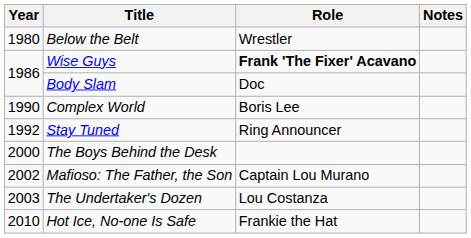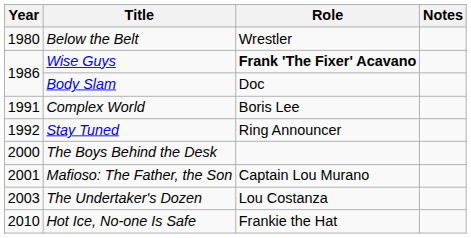(24, 107) 1990 -> (24, 107) 1991
(24, 175) 2002 -> (24, 175) 2001
